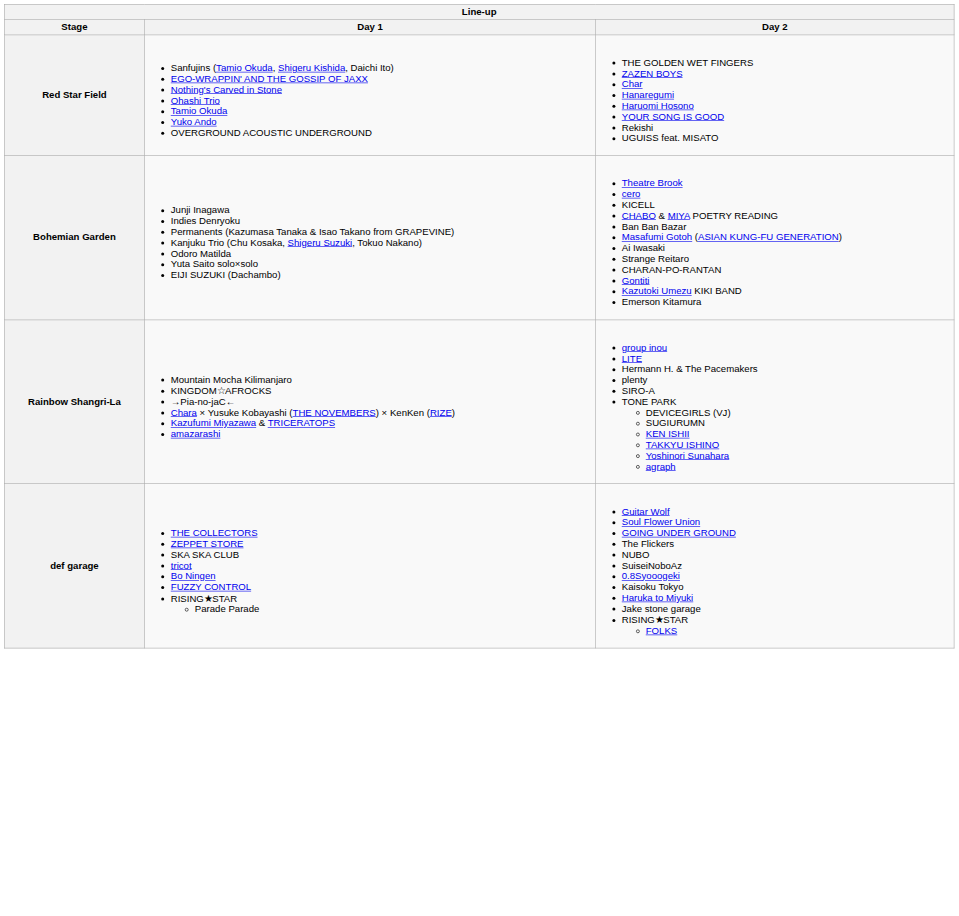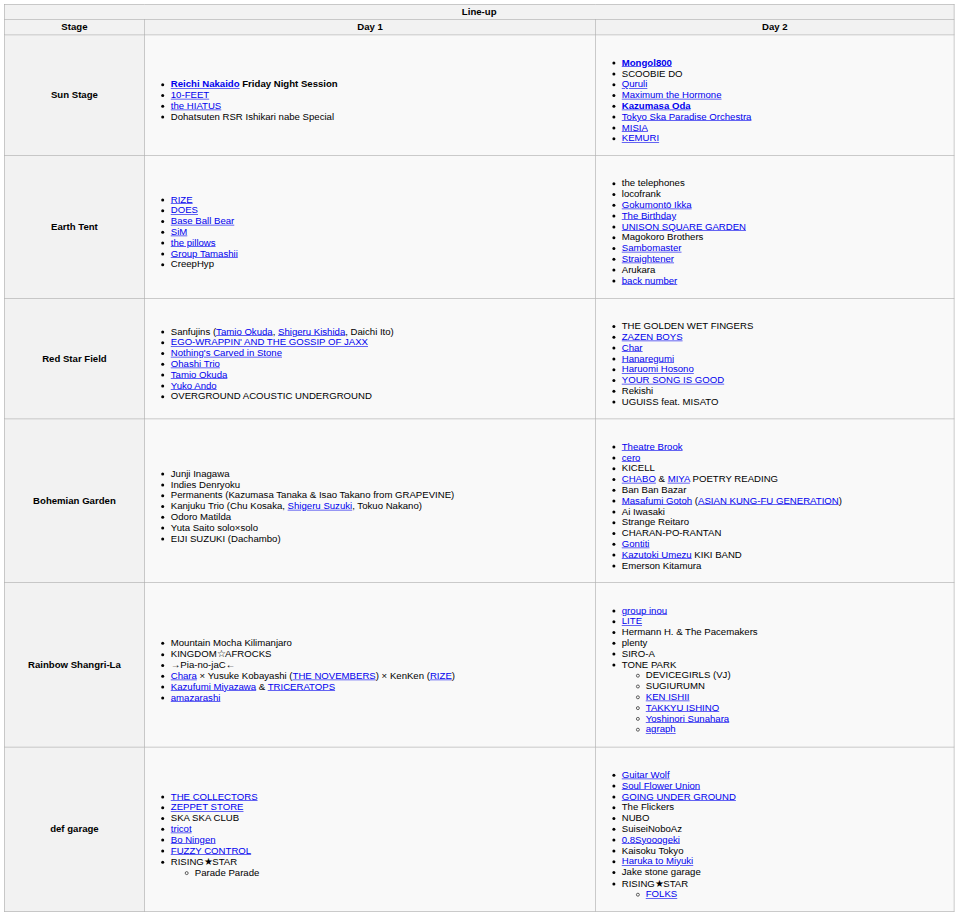+ row: (74, 95)
+ row: (74, 226)
